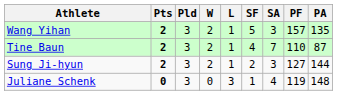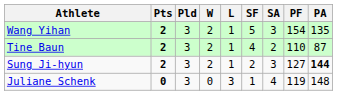(296, 30) 157 -> (296, 30) 154
(273, 47) 7 -> (273, 47) 2
(320, 64) normal -> (320, 64) bold
